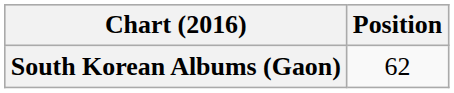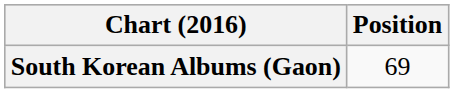(397, 66) 62 -> (397, 66) 69
